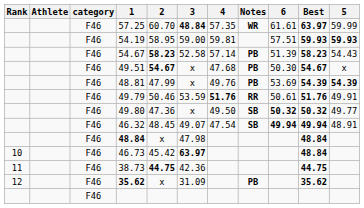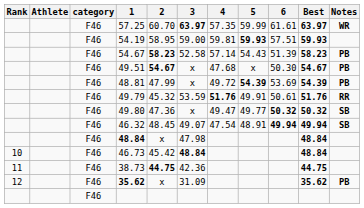columns swapped: (344, 11) <-> (253, 11)
(192, 26) 48.84 -> (192, 26) 63.97
(223, 82) 49.76 -> (223, 82) 49.72
(162, 97) 50.46 -> (162, 97) 45.32
(223, 111) 49.50 -> (223, 111) 49.47
(192, 153) 63.97 -> (192, 153) 48.84
